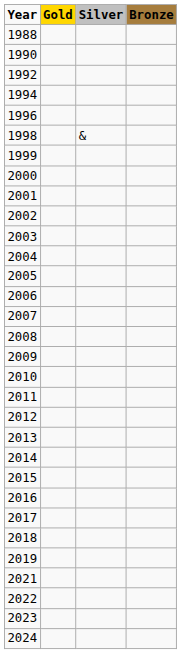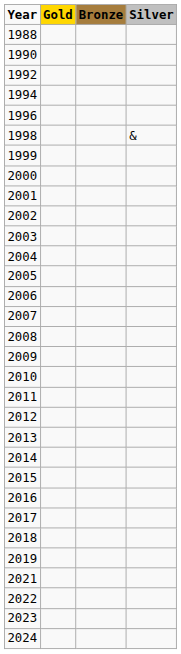columns swapped: (101, 15) <-> (151, 15)
